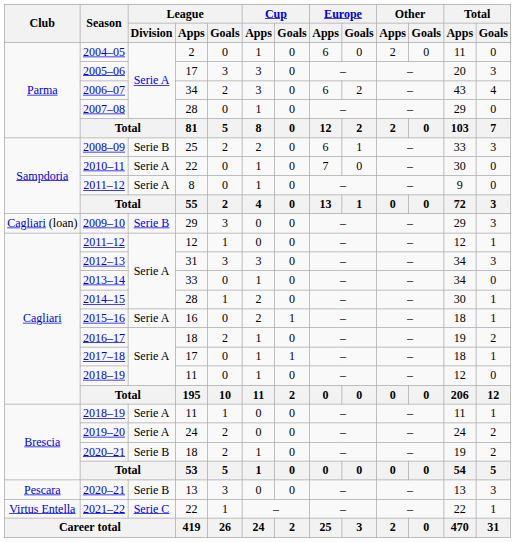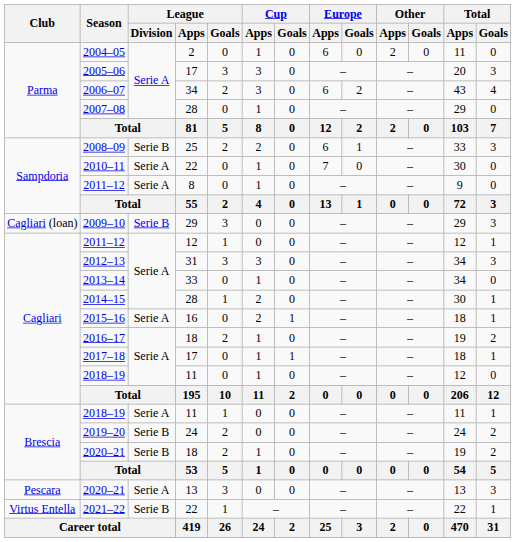(152, 432) Serie A -> (152, 432) Serie B
(152, 489) Serie B -> (152, 489) Serie A
(152, 508) Serie C -> (152, 508) Serie B
